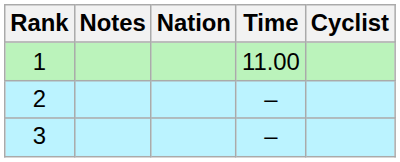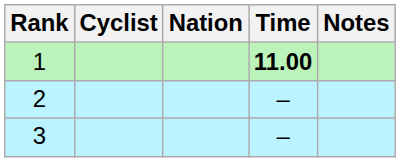columns swapped: (350, 23) <-> (113, 23)
(271, 61) normal -> (283, 61) bold
